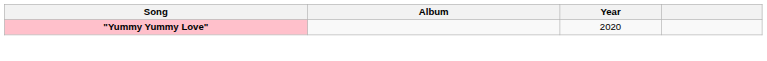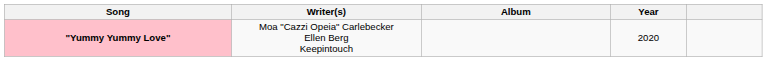+ column: (326, 12)
